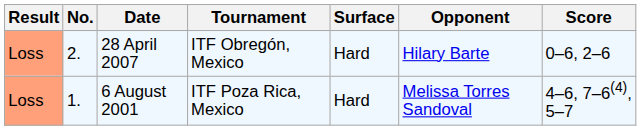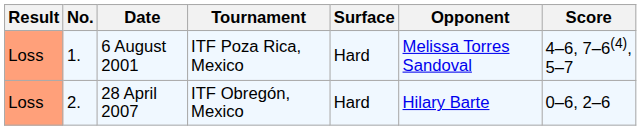rows swapped: (134, 100) <-> (129, 53)
